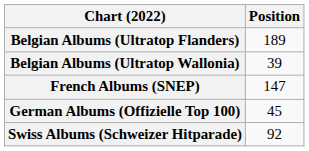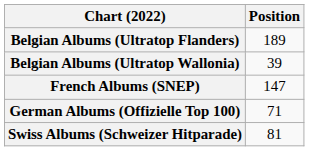(274, 110) 45 -> (274, 110) 71
(274, 134) 92 -> (274, 134) 81
